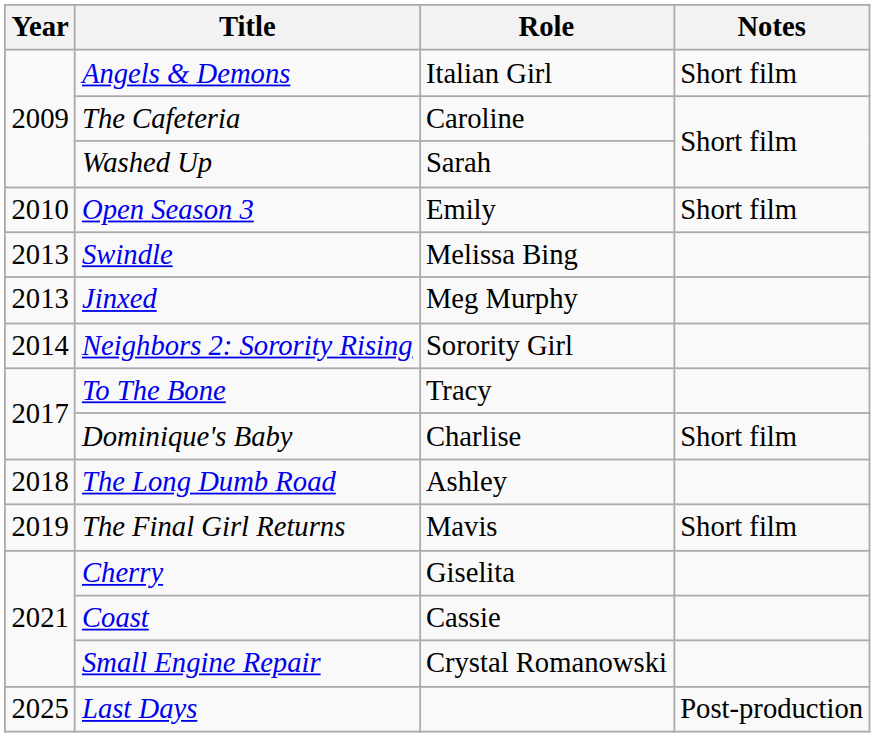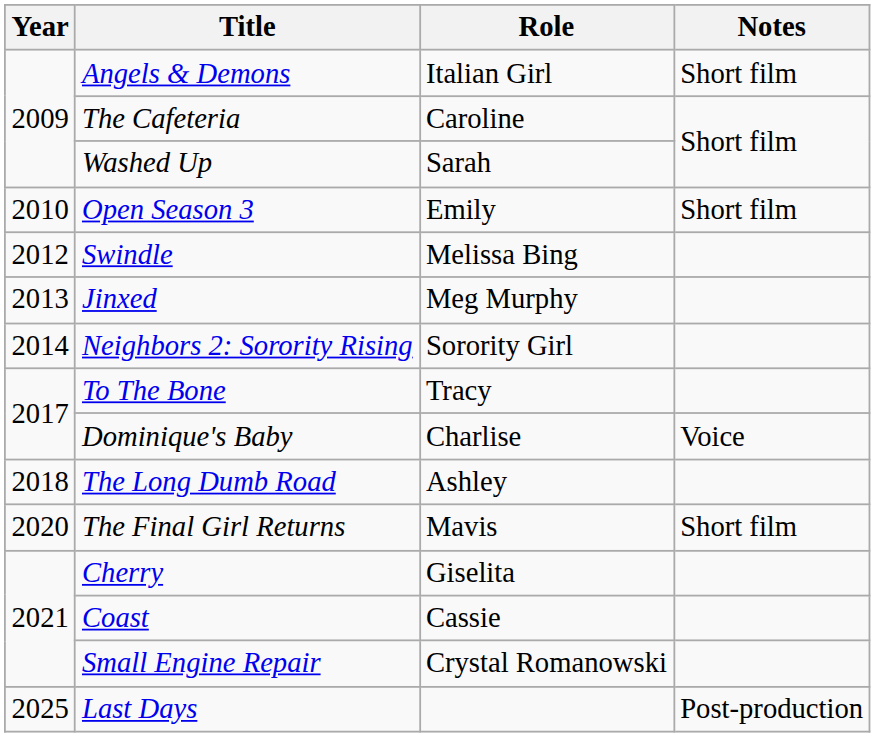(40, 254) 2013 -> (40, 254) 2012
(739, 436) Short film -> (712, 436) Voice
(40, 526) 2019 -> (40, 526) 2020
